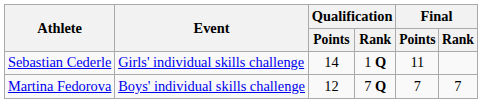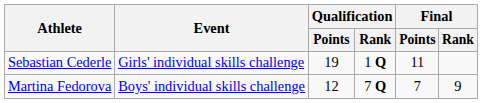(331, 62) 14 -> (331, 62) 19
(458, 86) 7 -> (458, 86) 9
